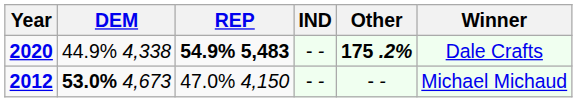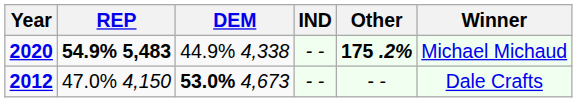columns swapped: (235, 20) <-> (116, 20)
(494, 51) Dale Crafts -> (494, 51) Michael Michaud
(494, 82) Michael Michaud -> (494, 82) Dale Crafts
